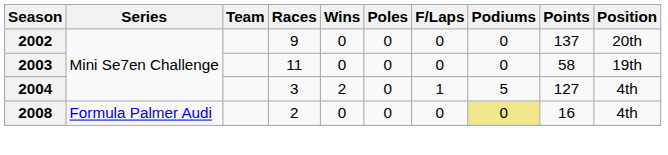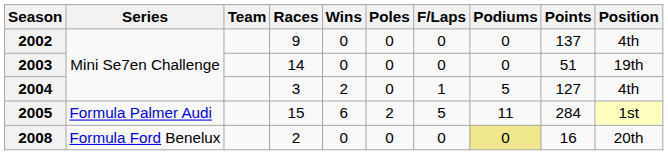(627, 41) 20th -> (629, 41) 4th
(294, 65) 11 -> (296, 65) 14
(566, 65) 58 -> (568, 65) 51
+ row: (35, 113)
(141, 113) Formula Palmer Audi -> (145, 138) Formula Ford Benelux
(627, 113) 4th -> (629, 138) 20th
